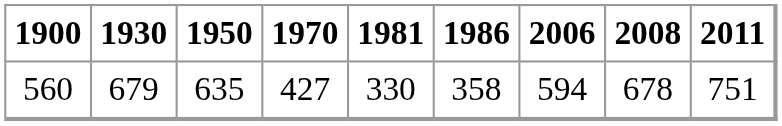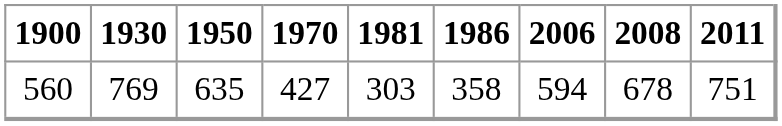(134, 89) 679 -> (134, 89) 769
(391, 89) 330 -> (391, 89) 303
